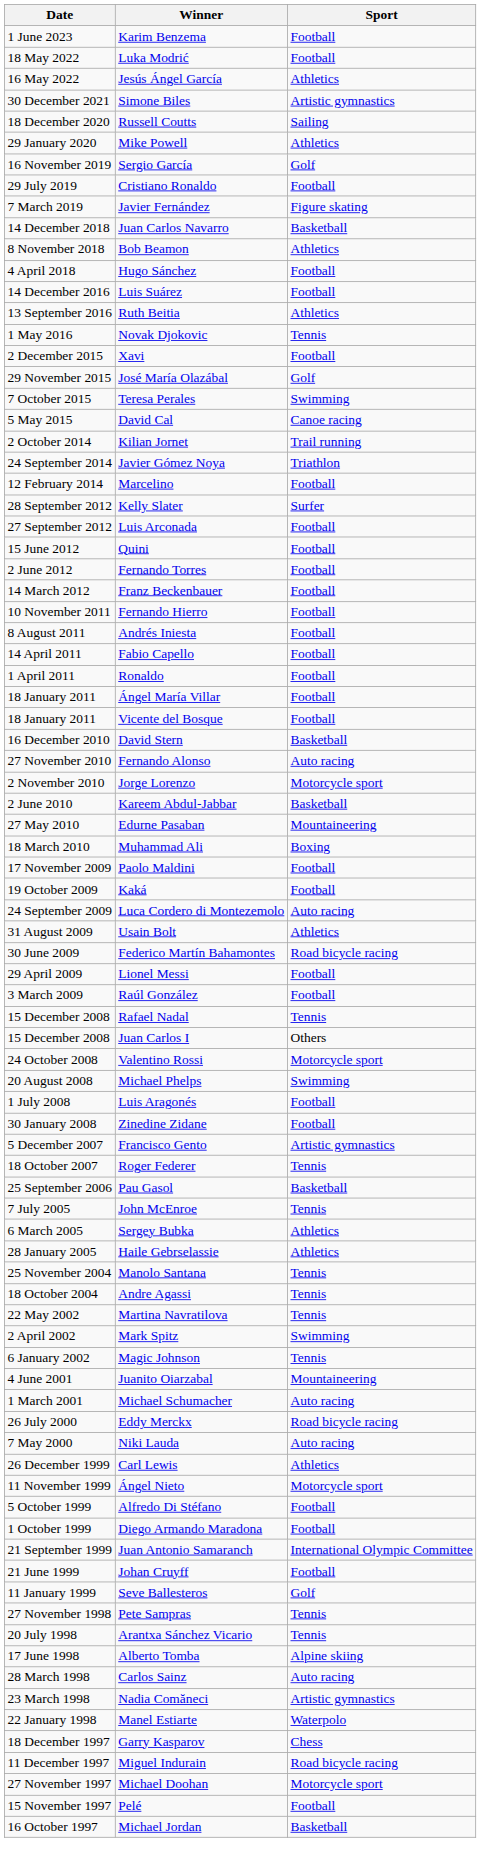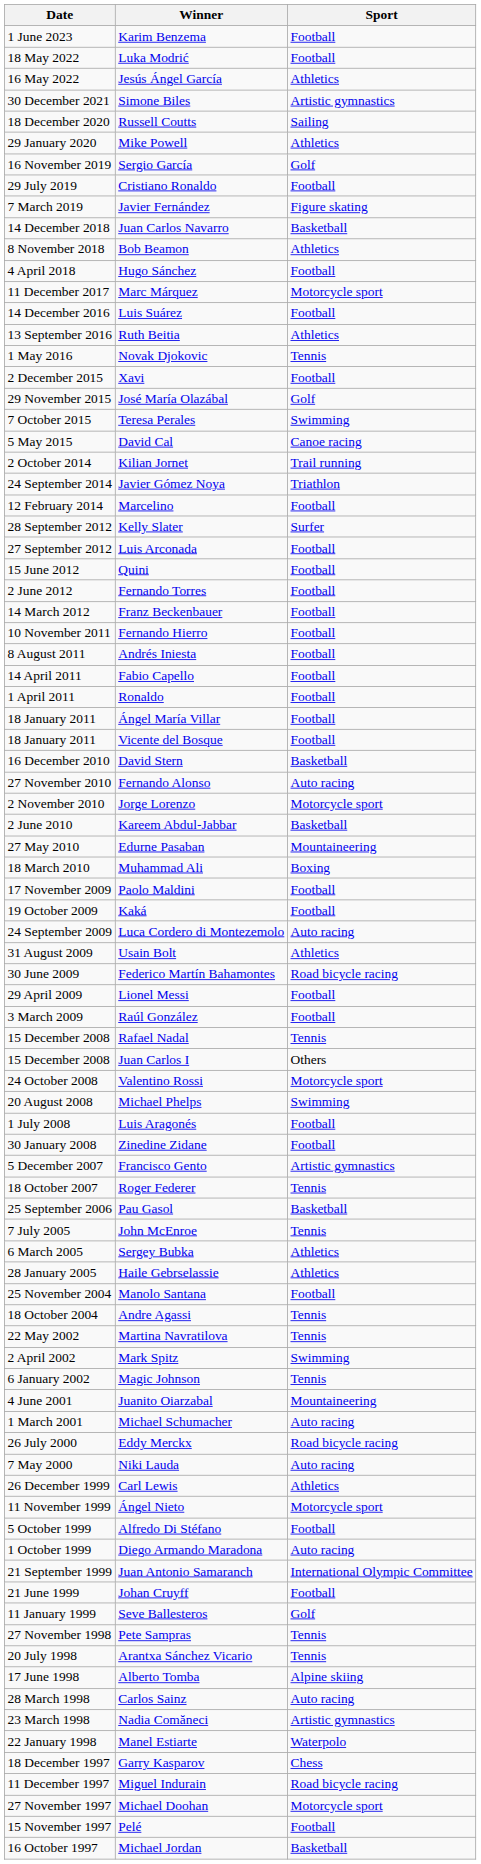+ row: (158, 292)
(308, 1272) Tennis -> (313, 1294) Football
(313, 1528) Football -> (322, 1549) Auto racing
